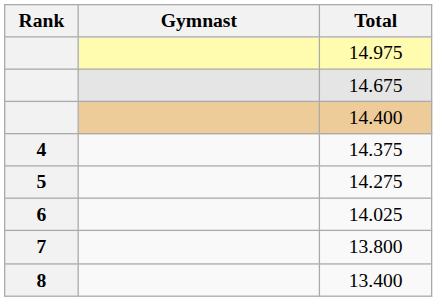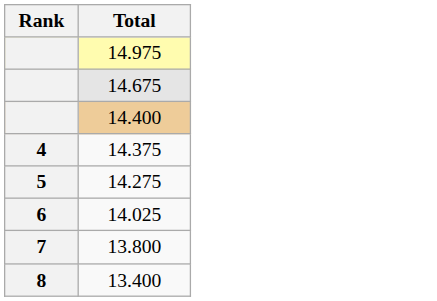- column: (199, 20)
